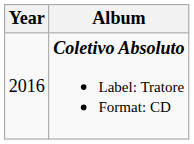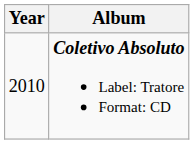(27, 85) 2016 -> (27, 85) 2010
